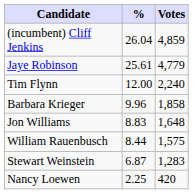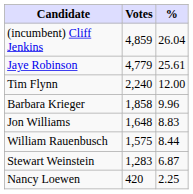columns swapped: (171, 14) <-> (139, 14)
